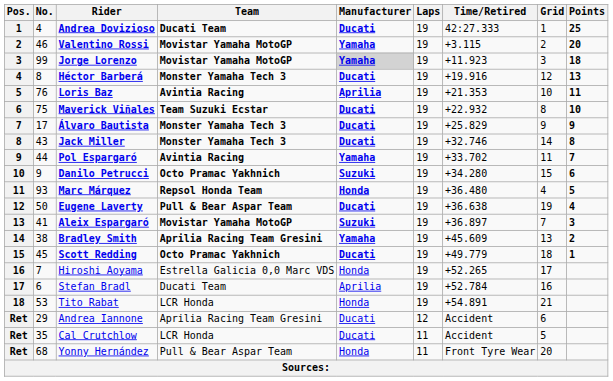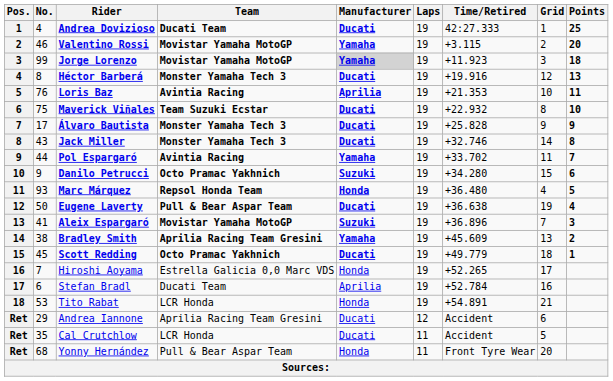(466, 126) +25.829 -> (466, 126) +25.828
(466, 223) +36.897 -> (466, 223) +36.896
